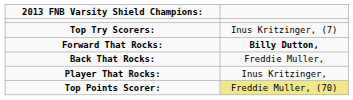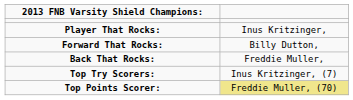rows swapped: (113, 73) <-> (113, 30)
(284, 45) bold -> (284, 45) normal
